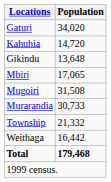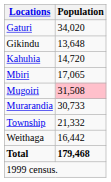rows swapped: (23, 59) <-> (23, 43)
(71, 91) no background -> (71, 91) pink background
